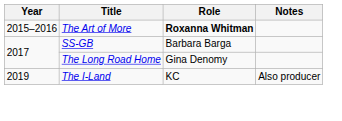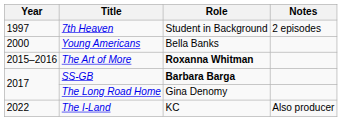+ row: (88, 28)
+ row: (101, 44)
(198, 44) normal -> (200, 76) bold
(18, 76) 2019 -> (18, 108) 2022
